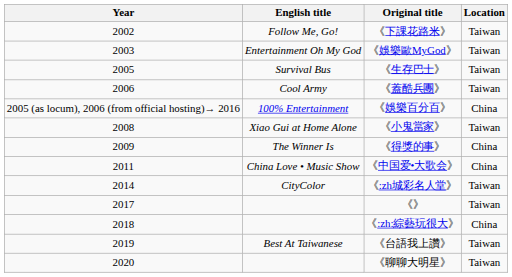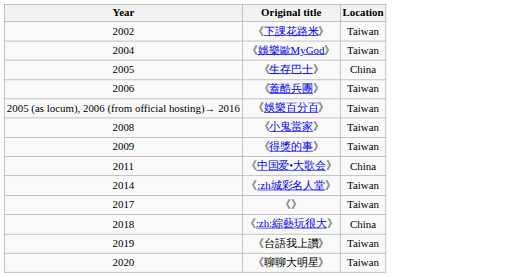- column: (303, 13)
(123, 50) 2003 -> (123, 50) 2004
(484, 69) Taiwan -> (363, 69) China
(484, 108) China -> (363, 108) Taiwan
(484, 147) China -> (363, 147) Taiwan
